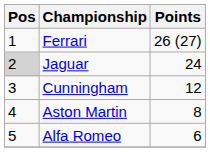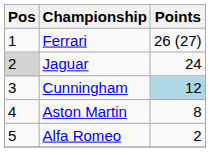(193, 88) no background -> (193, 88) lightblue background
(197, 136) 6 -> (197, 136) 2
